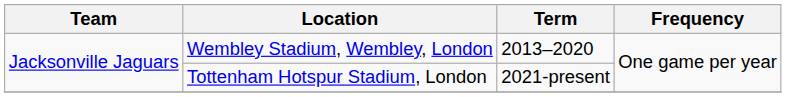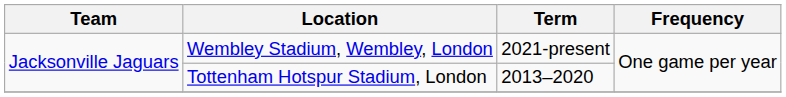(547, 48) 2013–2020 -> (556, 48) 2021-present
(556, 77) 2021-present -> (547, 77) 2013–2020
